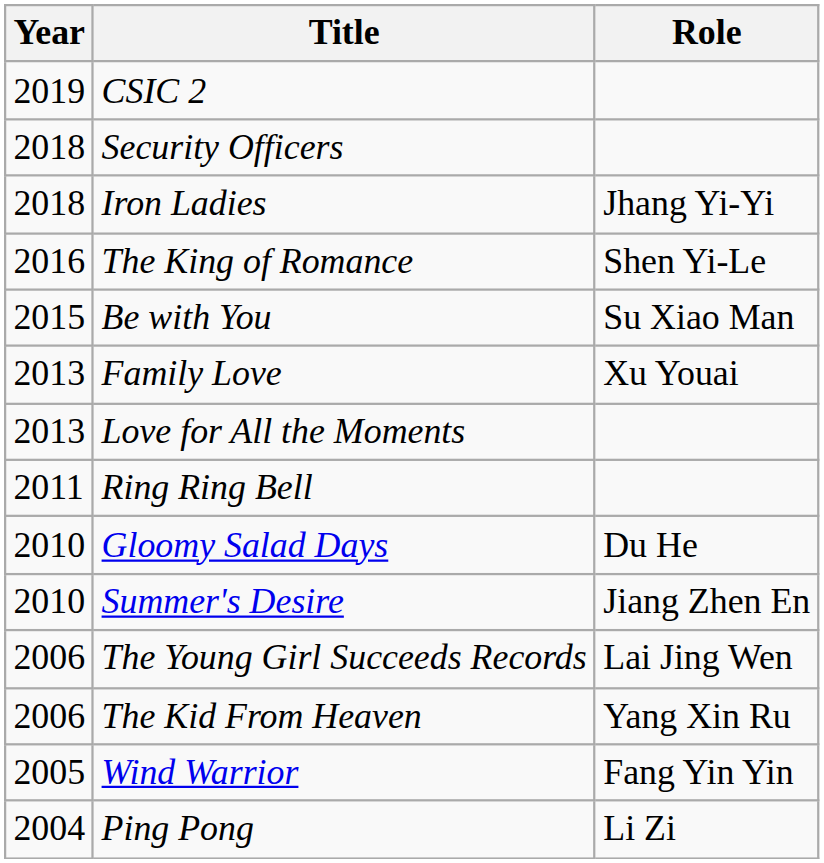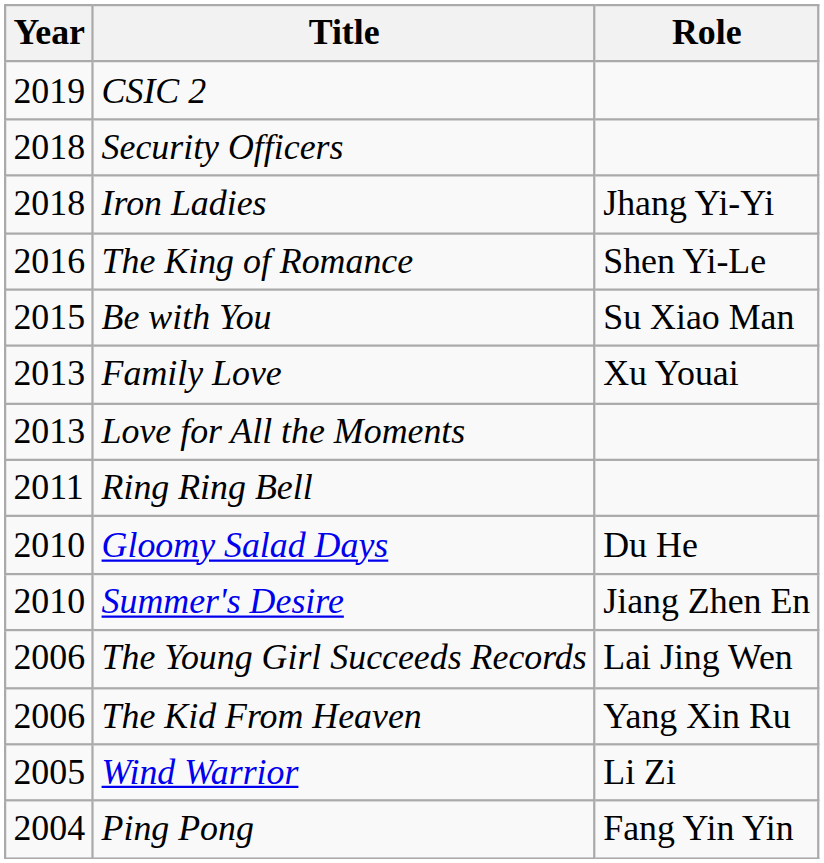(698, 771) Fang Yin Yin -> (640, 771) Li Zi
(640, 828) Li Zi -> (698, 828) Fang Yin Yin
